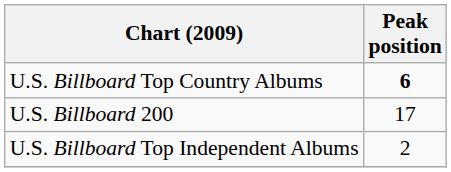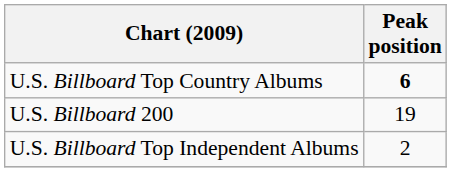(405, 114) 17 -> (405, 114) 19
